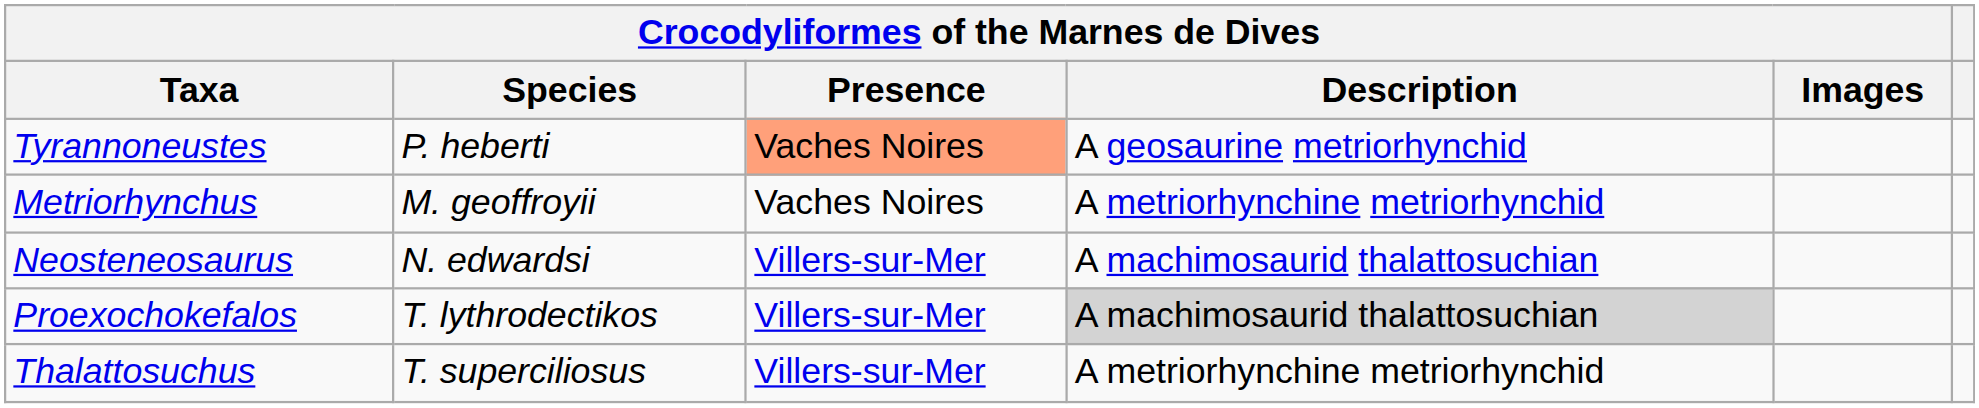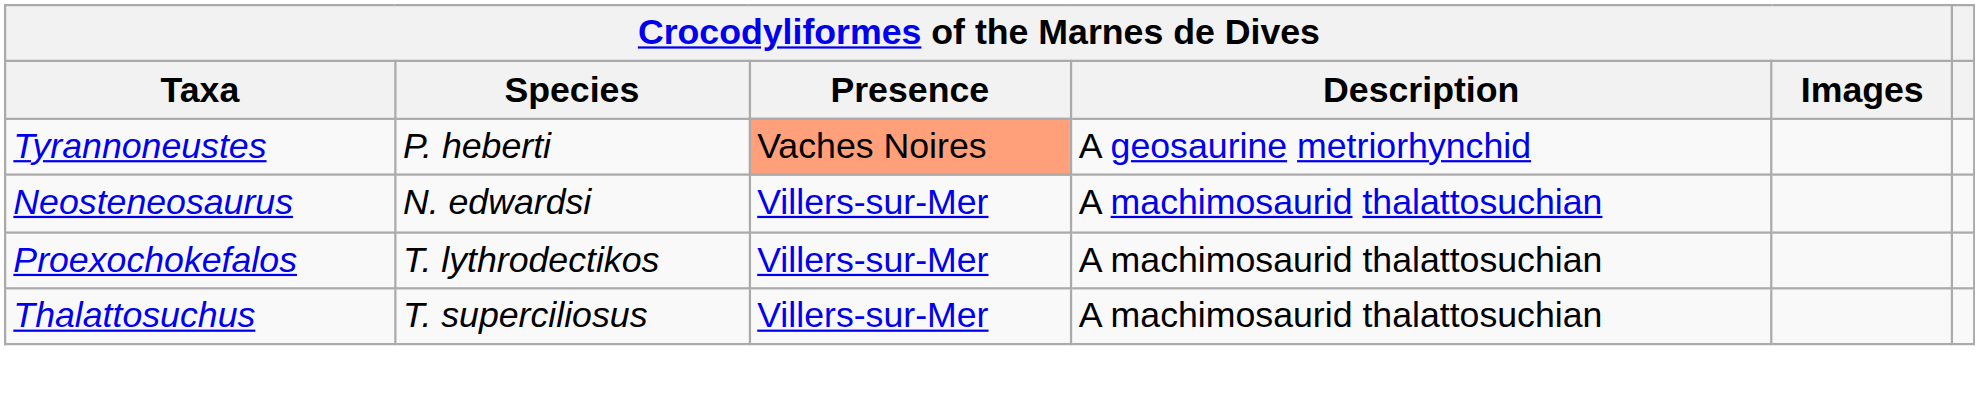- row: (135, 202)
(1337, 315) lightgrey background -> (1341, 259) no background
(1339, 372) A metriorhynchine metriorhynchid -> (1341, 315) A machimosaurid thalattosuchian
